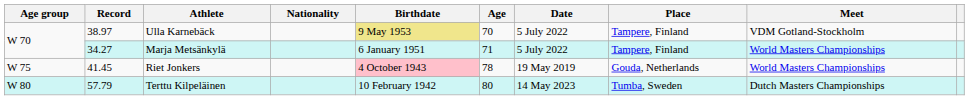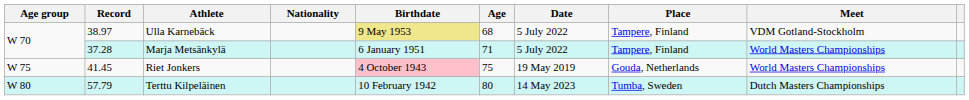(487, 31) 70 -> (487, 31) 68
(100, 50) 34.27 -> (100, 50) 37.28
(487, 68) 78 -> (487, 68) 75
